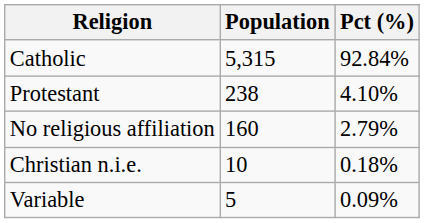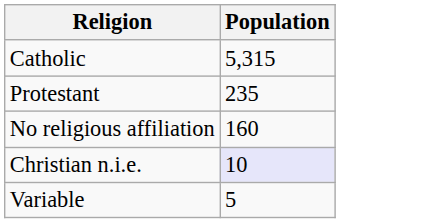- column: (377, 22)
(242, 93) 238 -> (242, 93) 235
(236, 164) no background -> (236, 164) lavender background
